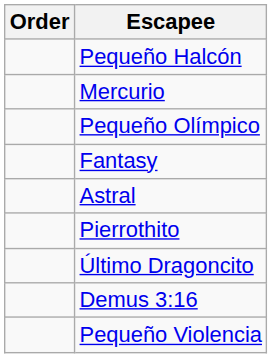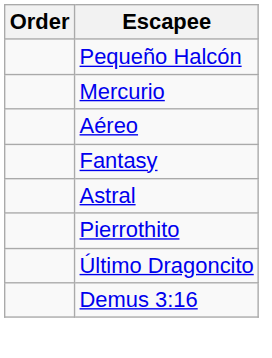+ row: (109, 126)
- row: (170, 126)
- row: (171, 334)
